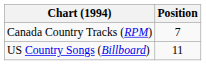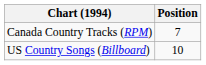(178, 50) 11 -> (178, 50) 10
